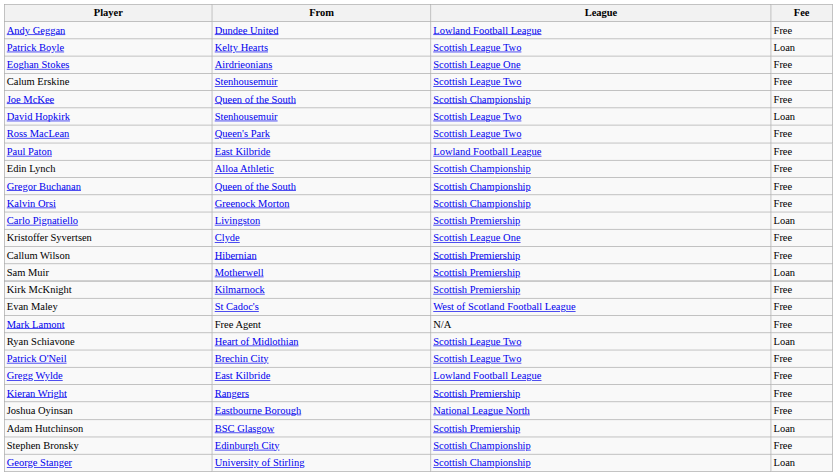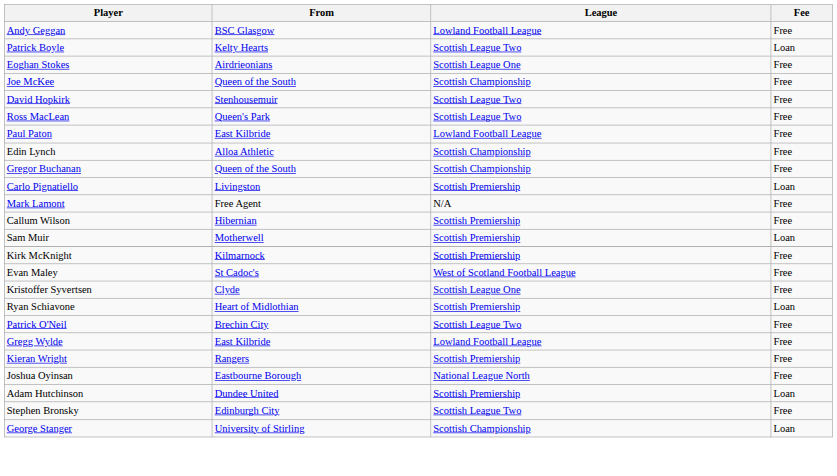(247, 30) Dundee United -> (245, 30) BSC Glasgow
- row: (38, 82)
(784, 117) Loan -> (783, 99) Free
- row: (31, 203)
rows swapped: (49, 238) <-> (36, 324)
(477, 341) Scottish League Two -> (477, 307) Scottish Premiership
(245, 428) BSC Glasgow -> (247, 393) Dundee United
(482, 445) Scottish Championship -> (477, 411) Scottish League Two
